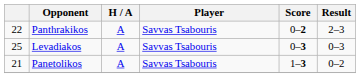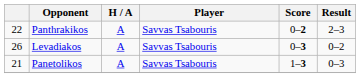(17, 47) 25 -> (17, 47) 26
(336, 47) 0–3 -> (336, 47) 0–2
(336, 64) 0–2 -> (336, 64) 0–3
